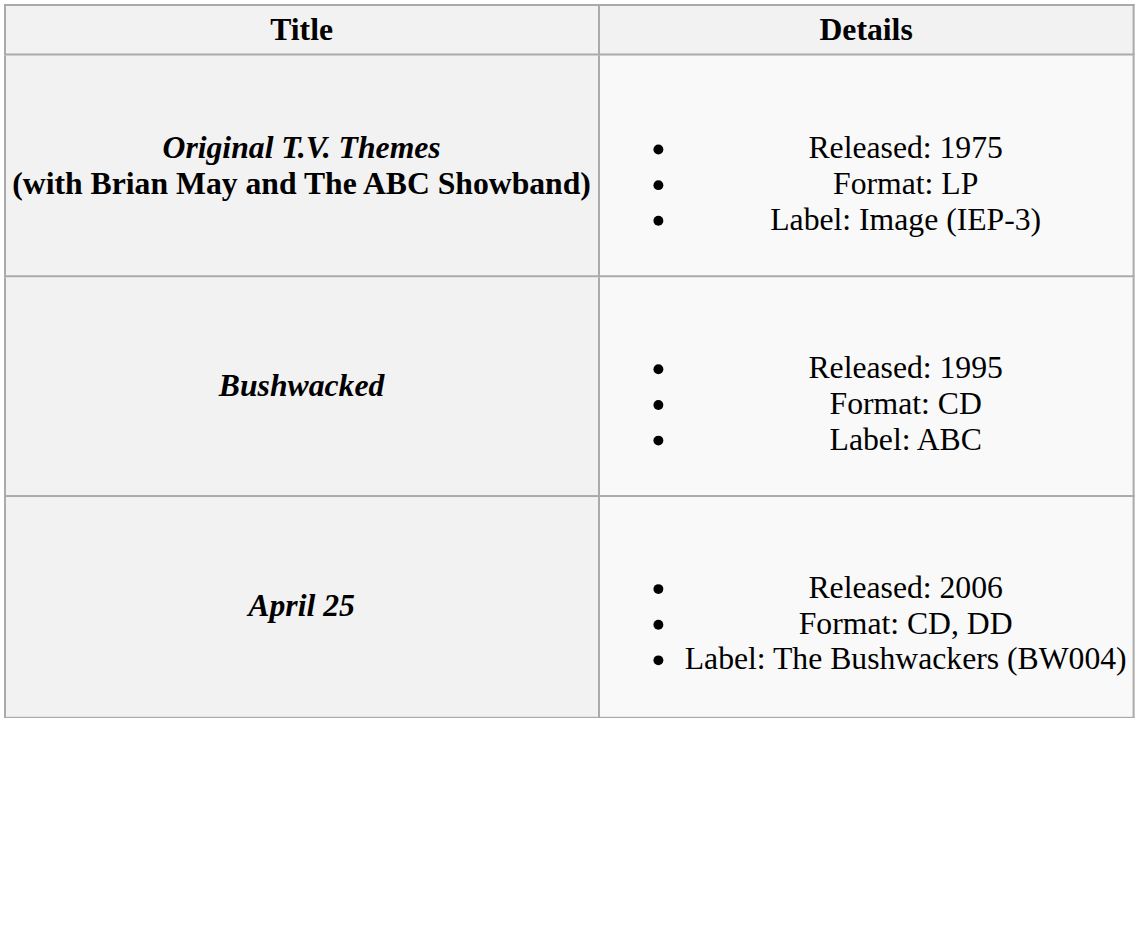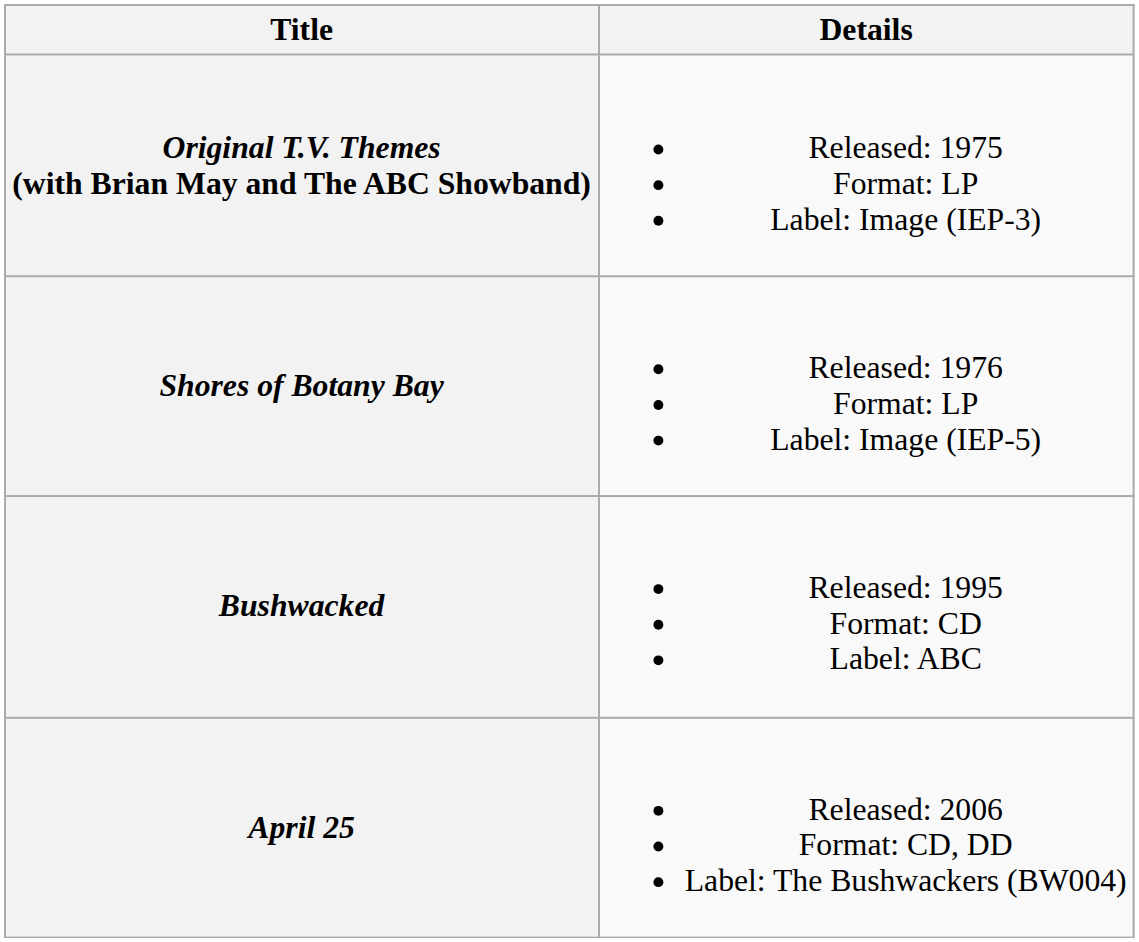+ row: (302, 385)
